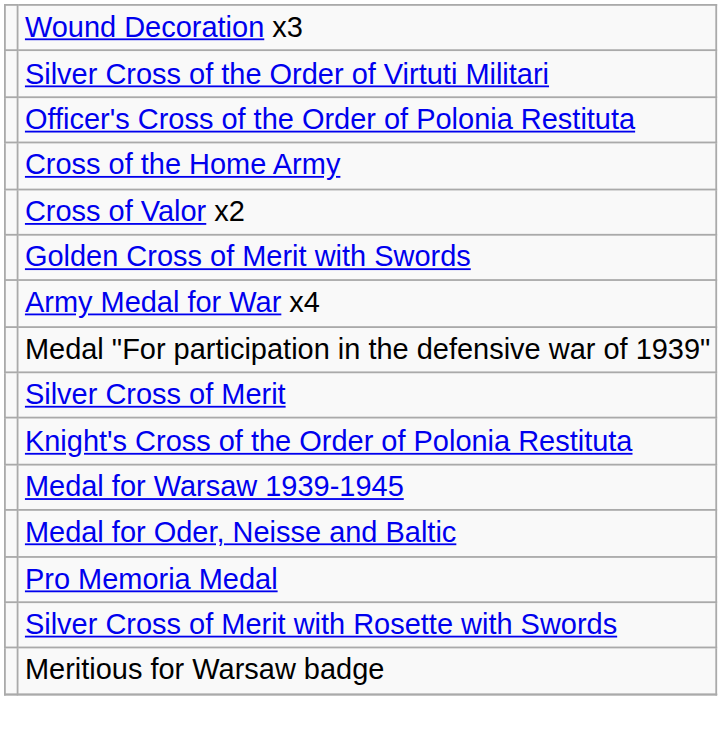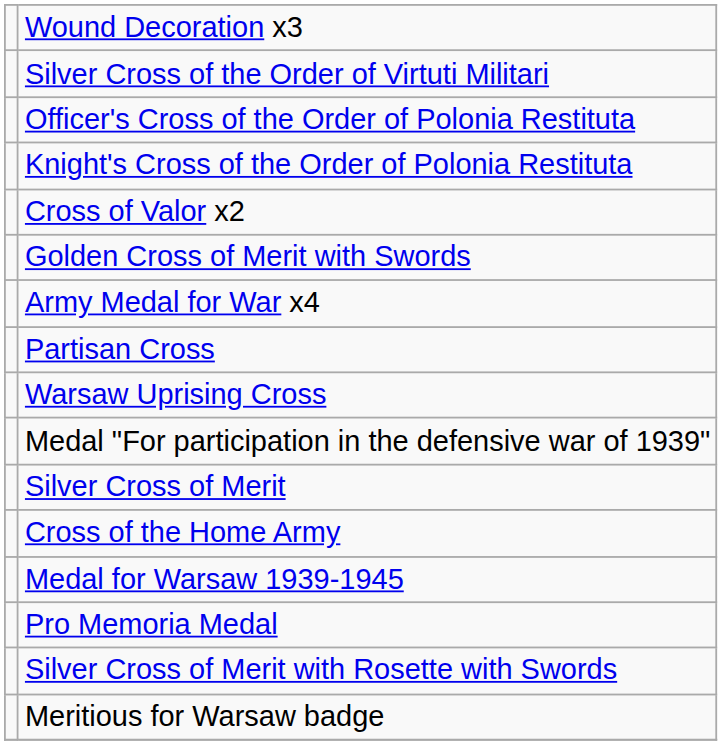rows swapped: (329, 440) <-> (183, 165)
+ row: (120, 348)
+ row: (176, 394)
- row: (241, 532)
